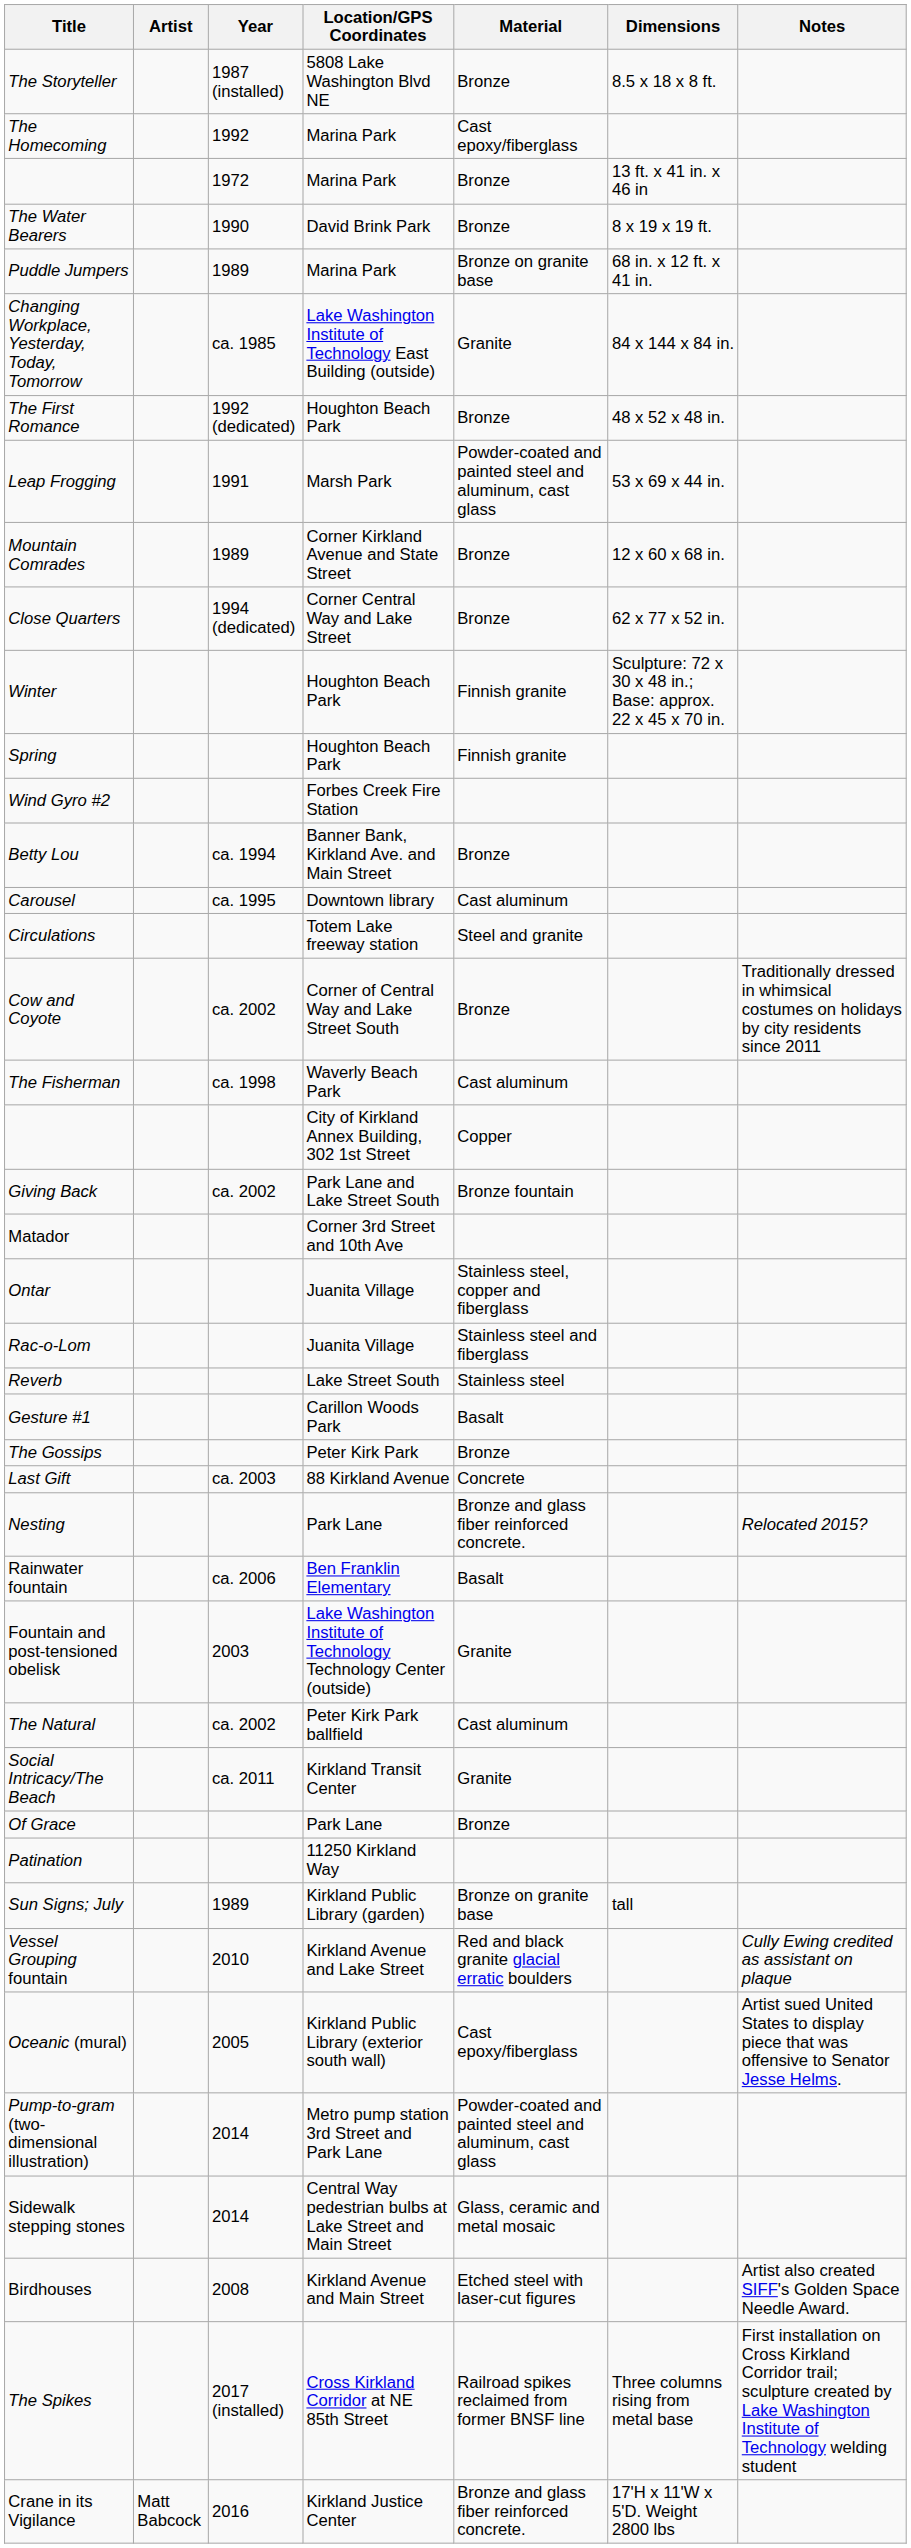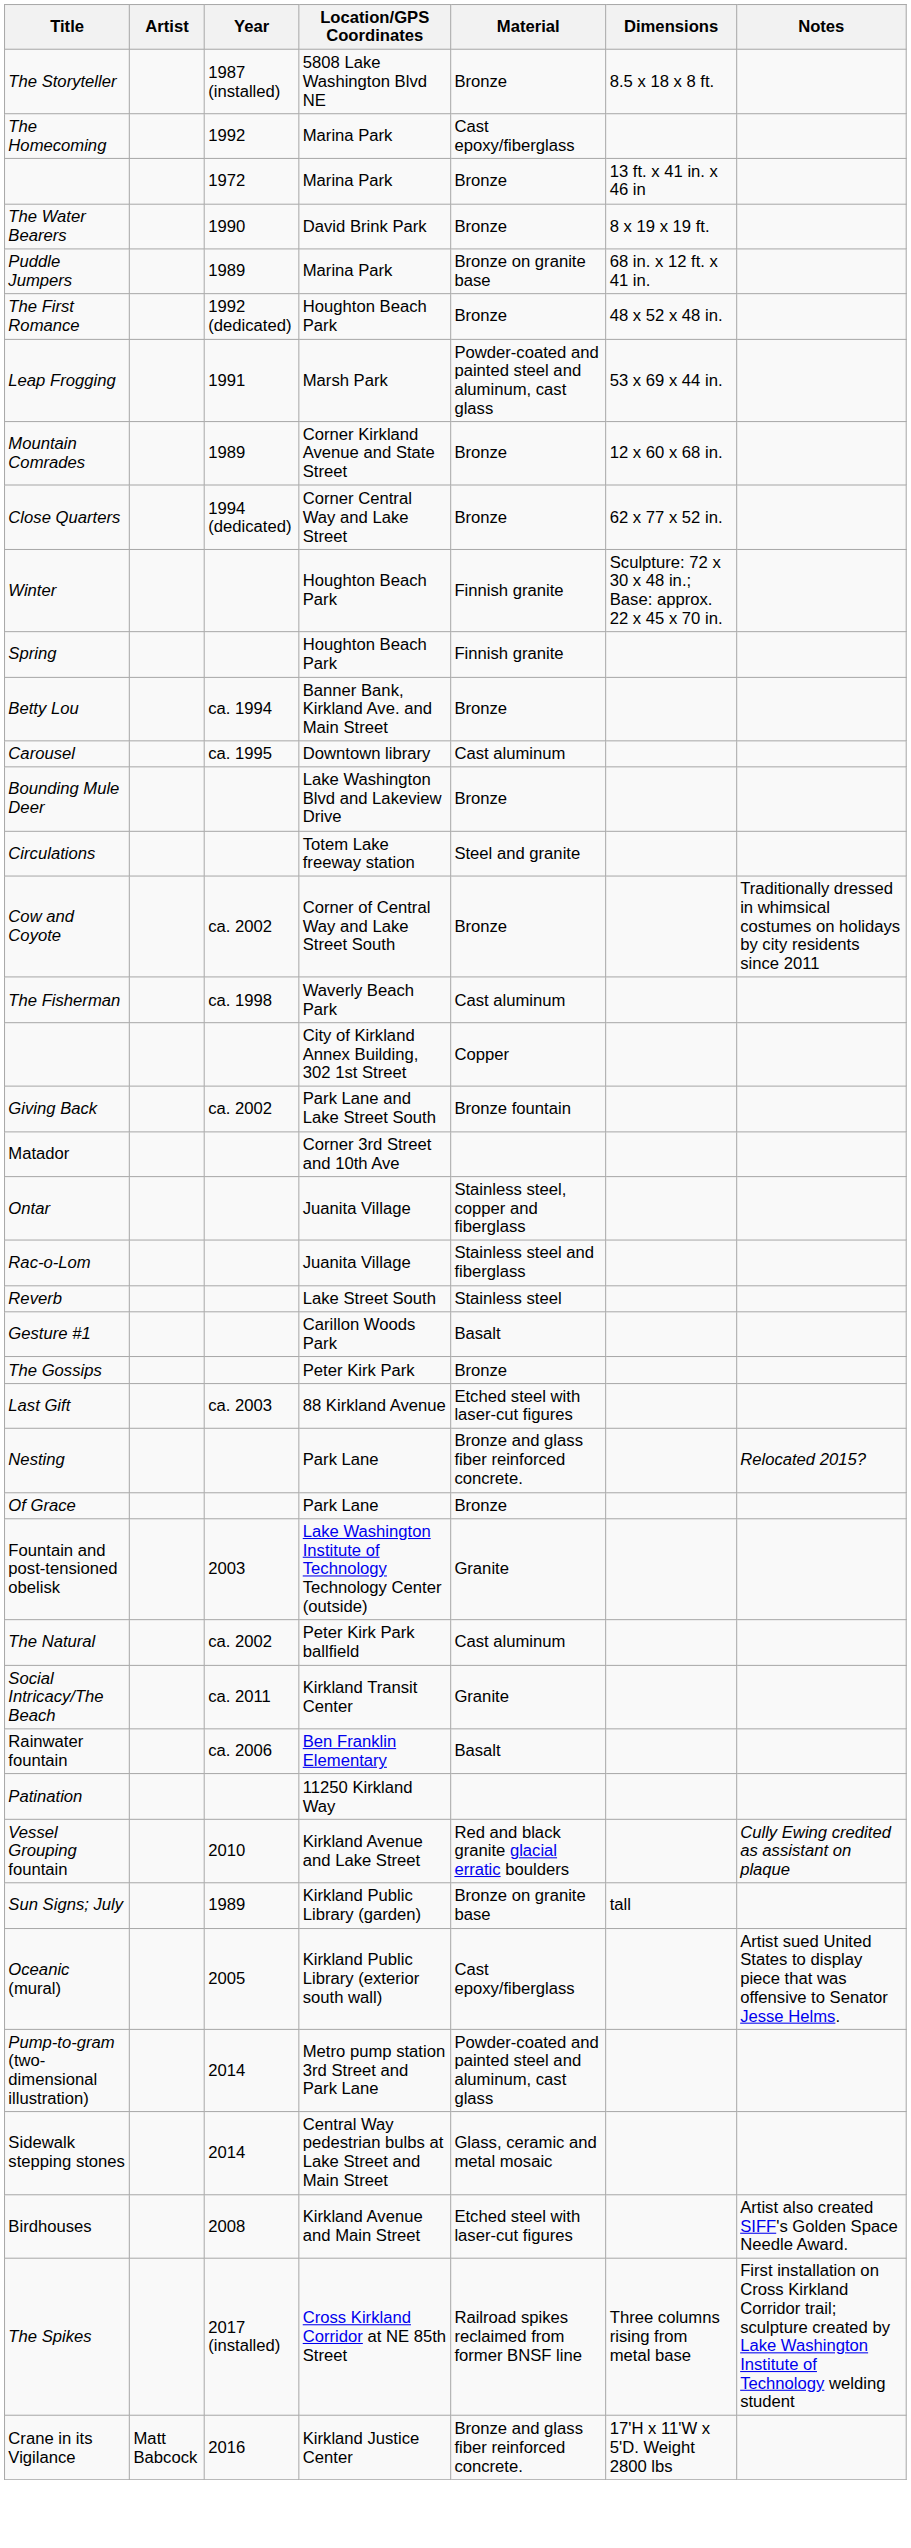- row: (50, 344)
- row: (59, 800)
+ row: (64, 798)
(491, 1479) Concrete -> (517, 1405) Etched steel with laser‐cut figures
rows swapped: (42, 1824) <-> (46, 1578)
rows swapped: (43, 1959) <-> (66, 1905)
